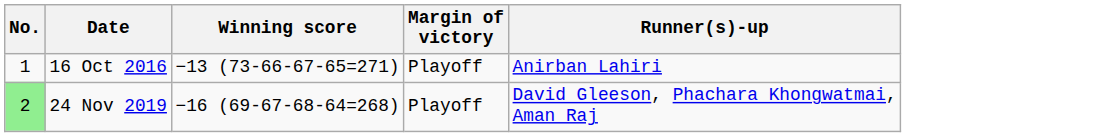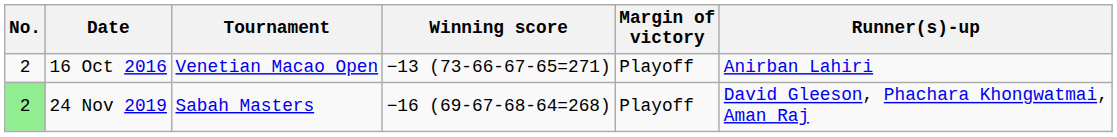+ column: (277, 29)
(25, 68) 1 -> (25, 68) 2
